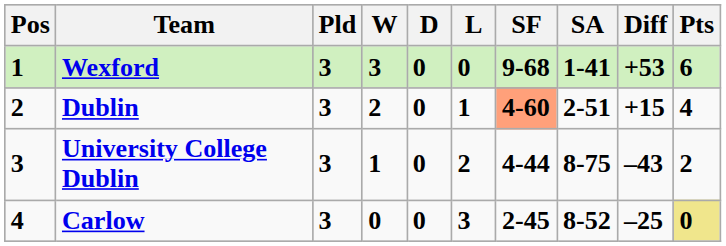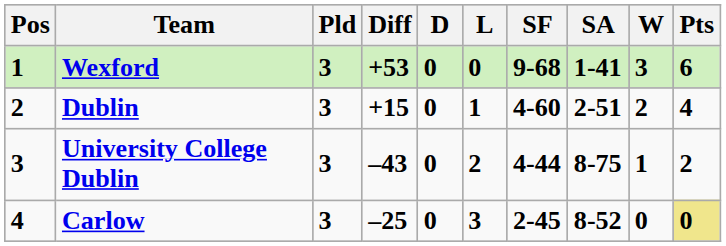columns swapped: (385, 25) <-> (646, 25)
(526, 107) lightsalmon background -> (537, 107) no background
